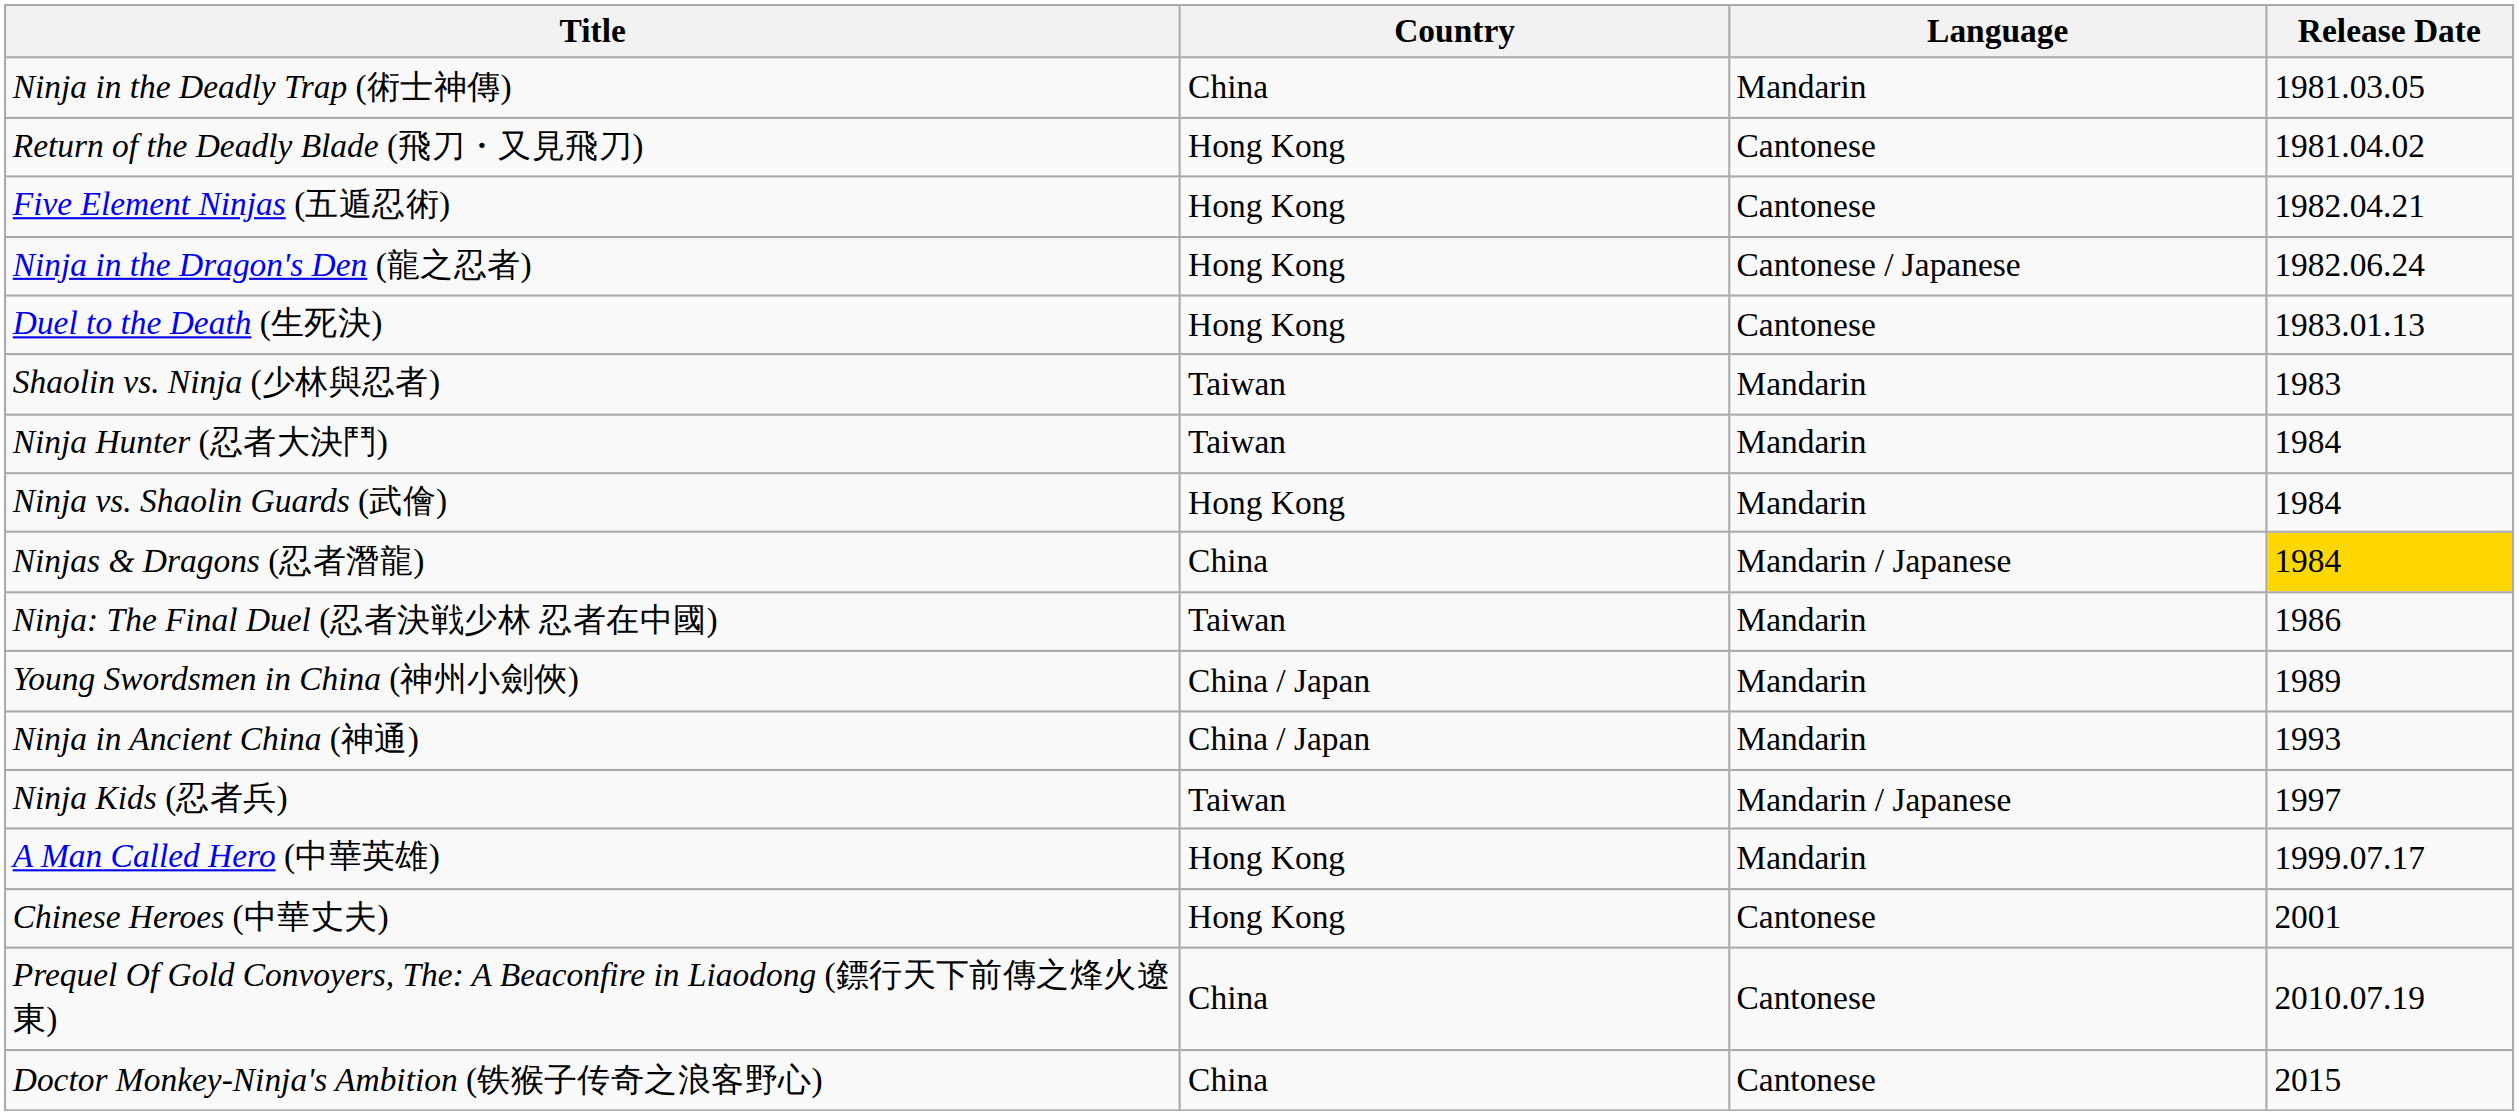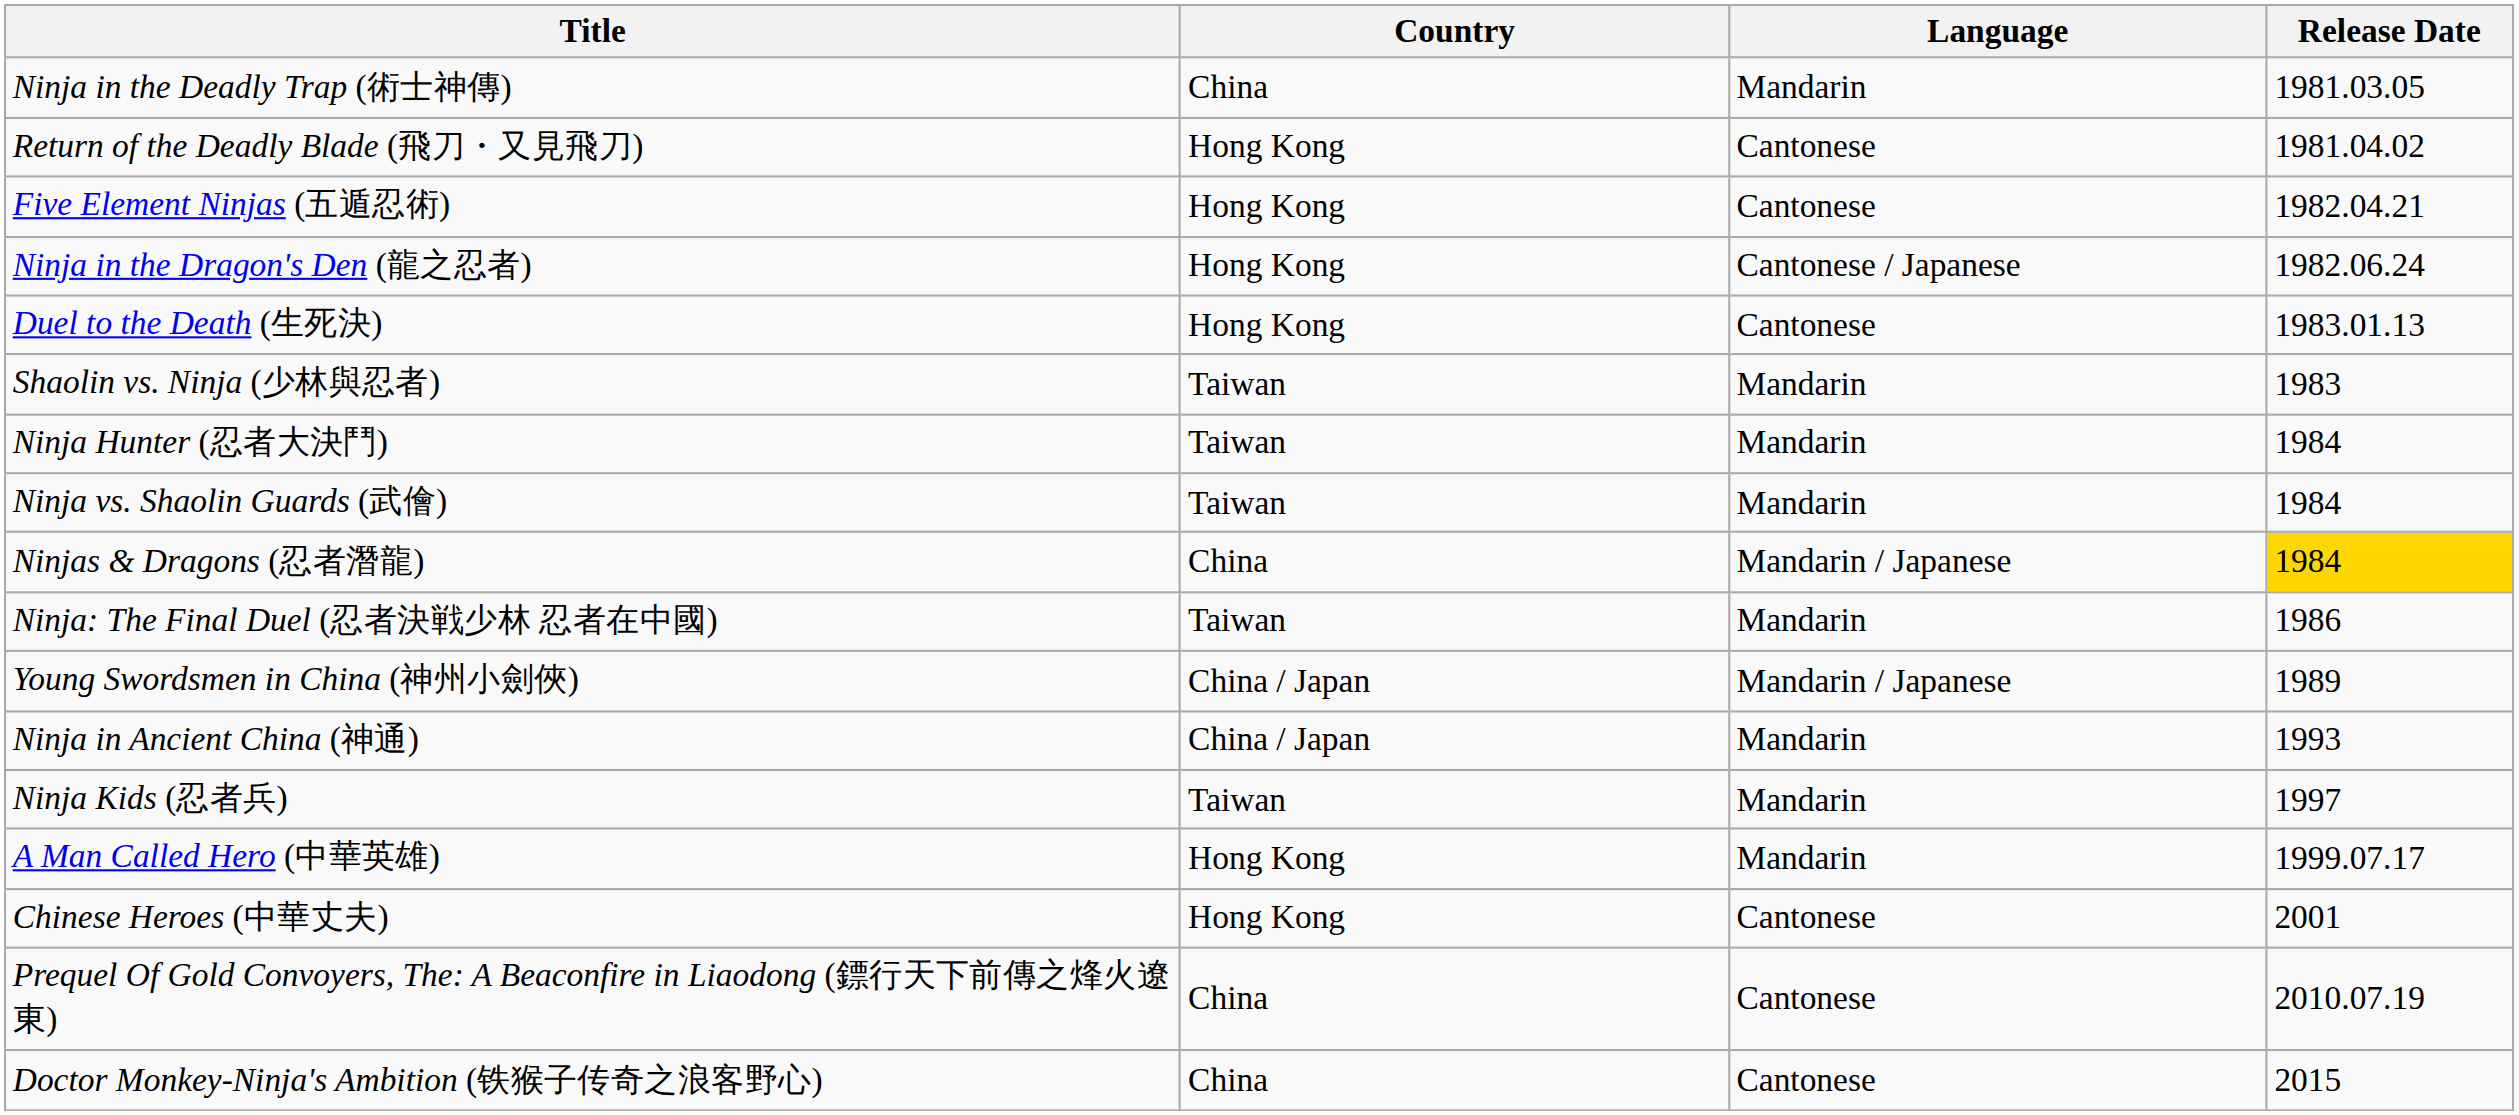(1267, 502) Hong Kong -> (1237, 502) Taiwan
(1801, 680) Mandarin -> (1874, 680) Mandarin / Japanese
(1874, 798) Mandarin / Japanese -> (1801, 798) Mandarin
